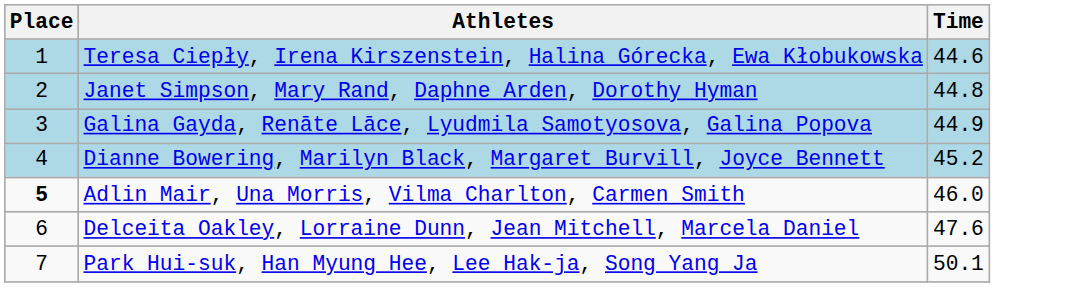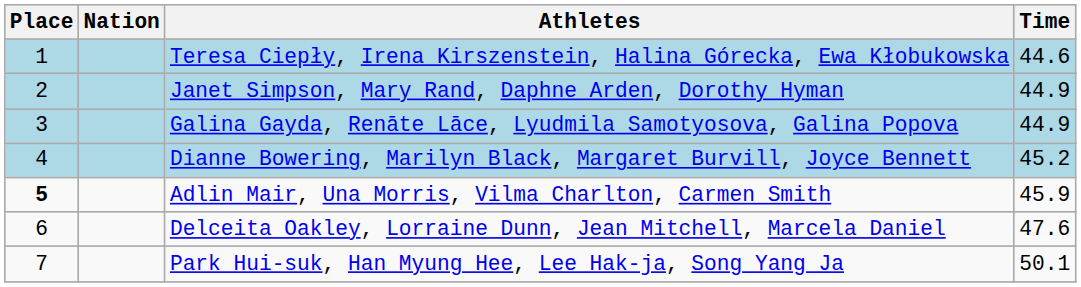+ column: (122, 22)
(958, 91) 44.8 -> (1045, 91) 44.9
(958, 195) 46.0 -> (1045, 195) 45.9
